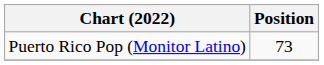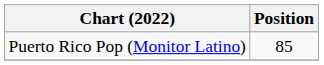(284, 45) 73 -> (284, 45) 85
